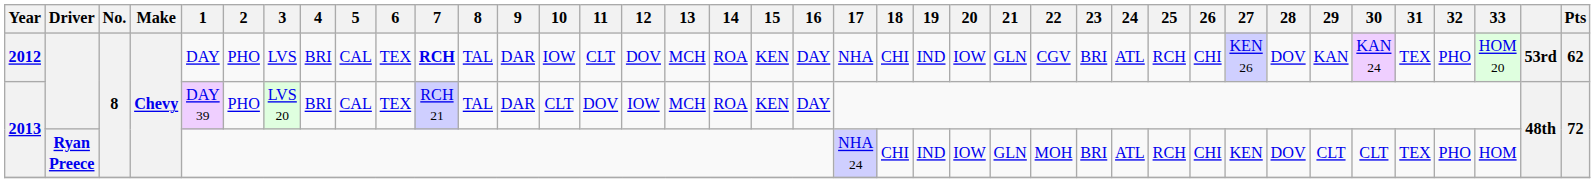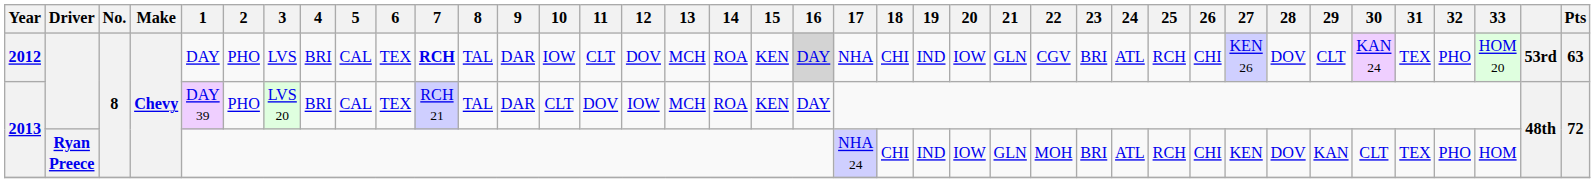(813, 56) no background -> (813, 56) lightgrey background
(1331, 56) KAN -> (1331, 56) CLT
(1575, 56) 62 -> (1575, 56) 63
(1331, 153) CLT -> (1331, 153) KAN
